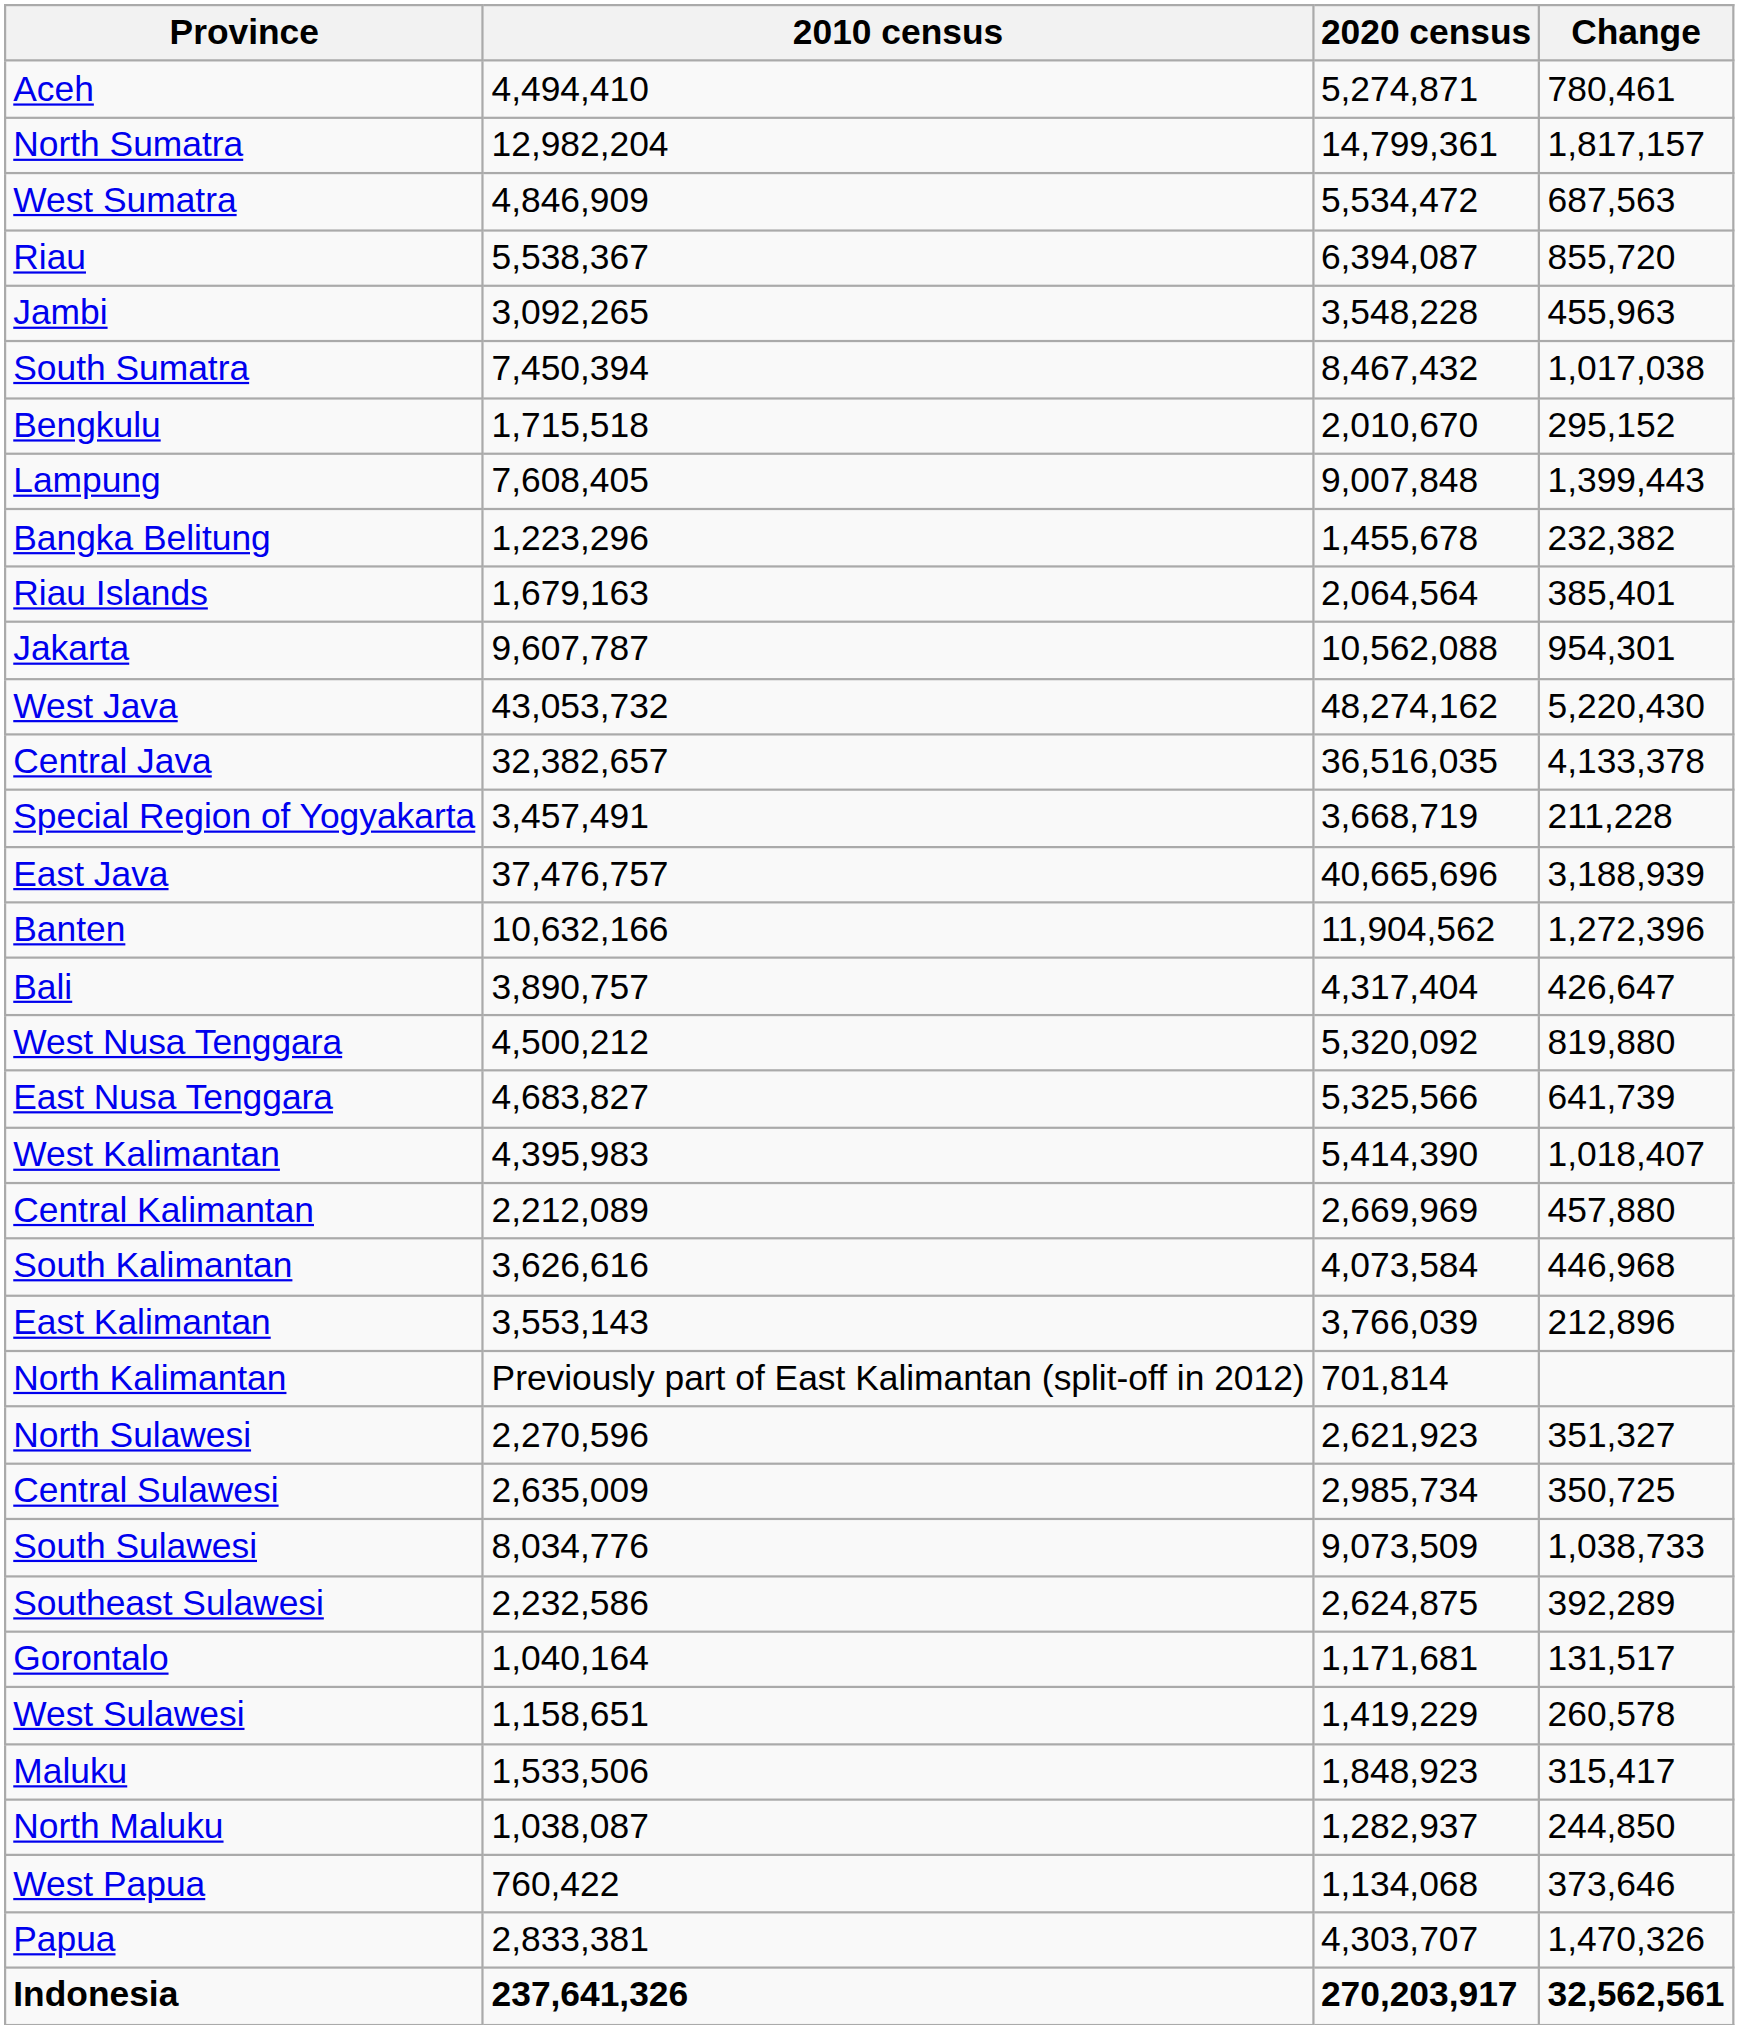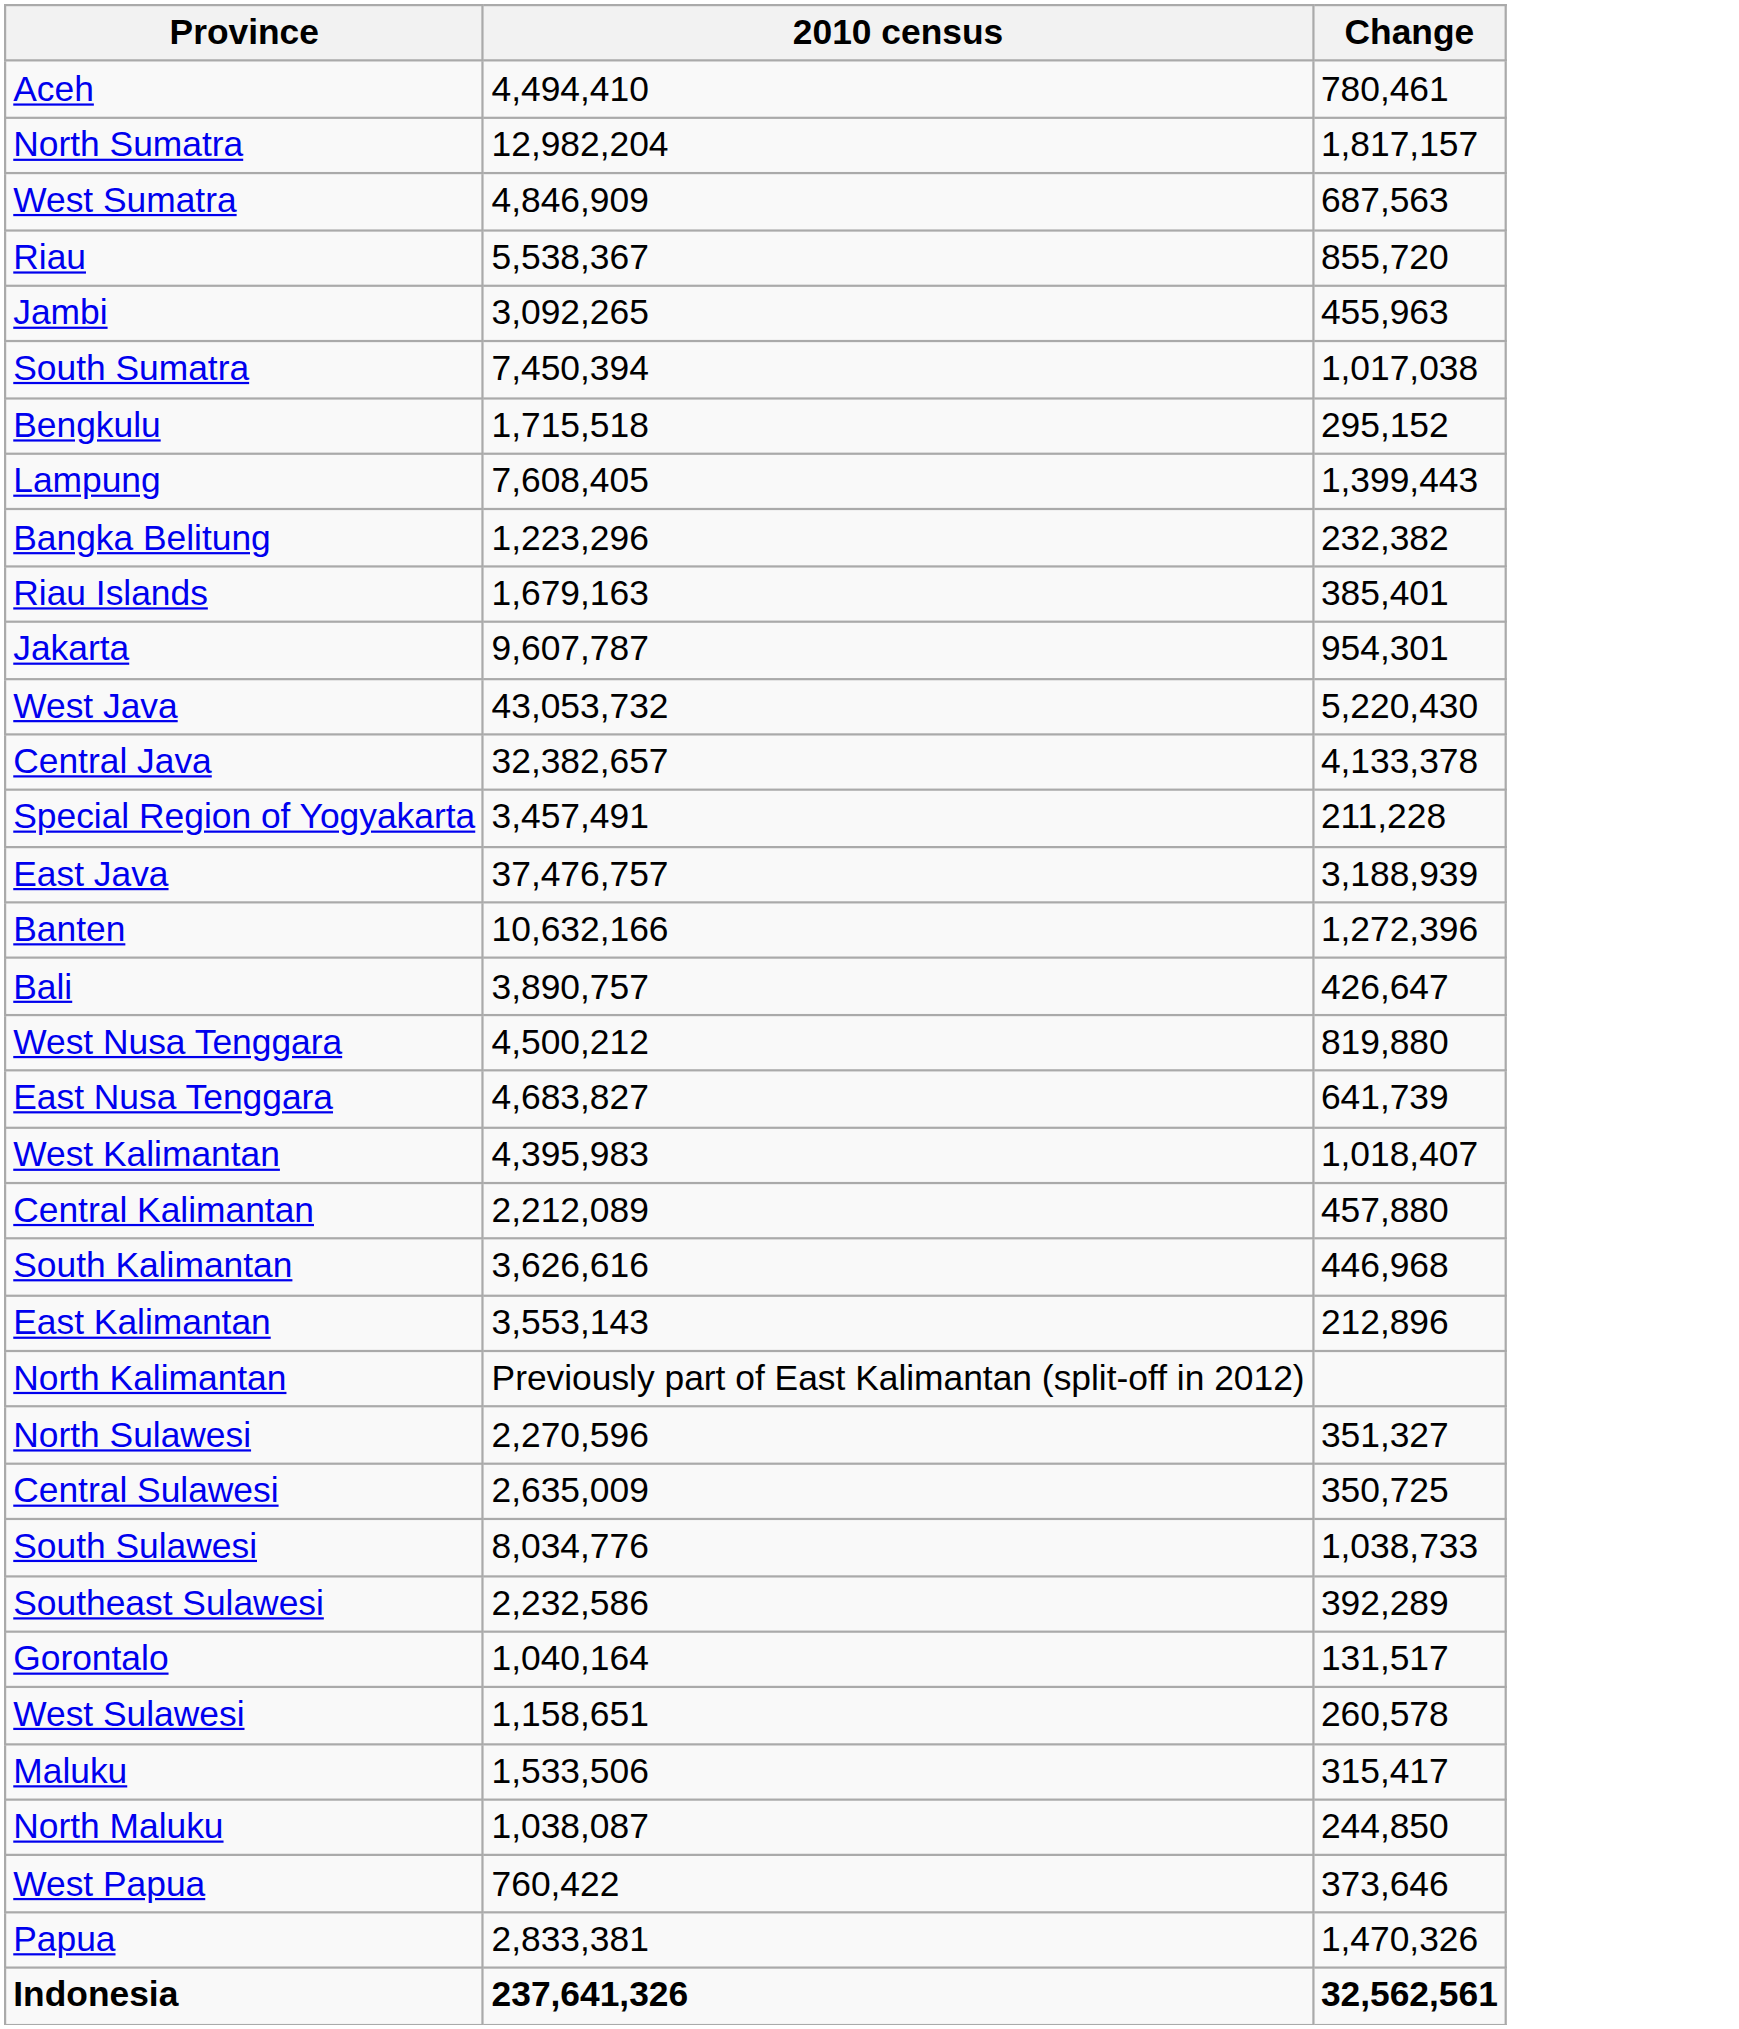- column: (1426, 32)
